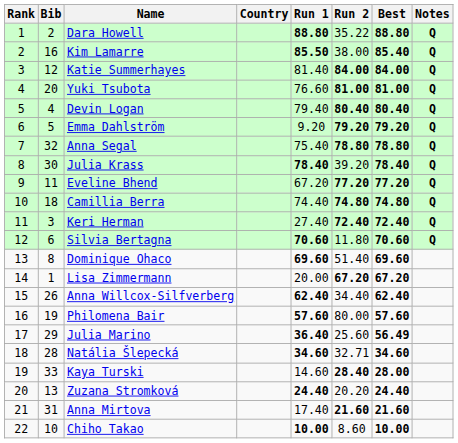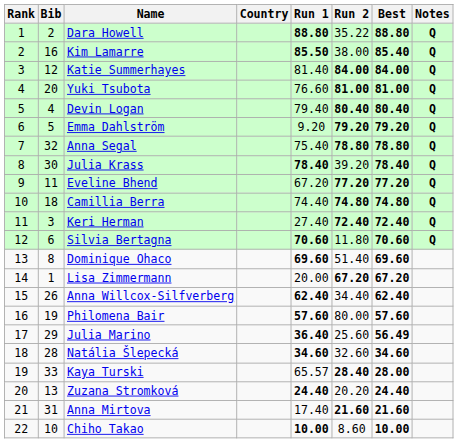(352, 353) 32.71 -> (352, 353) 32.60
(311, 372) 14.60 -> (311, 372) 65.57
